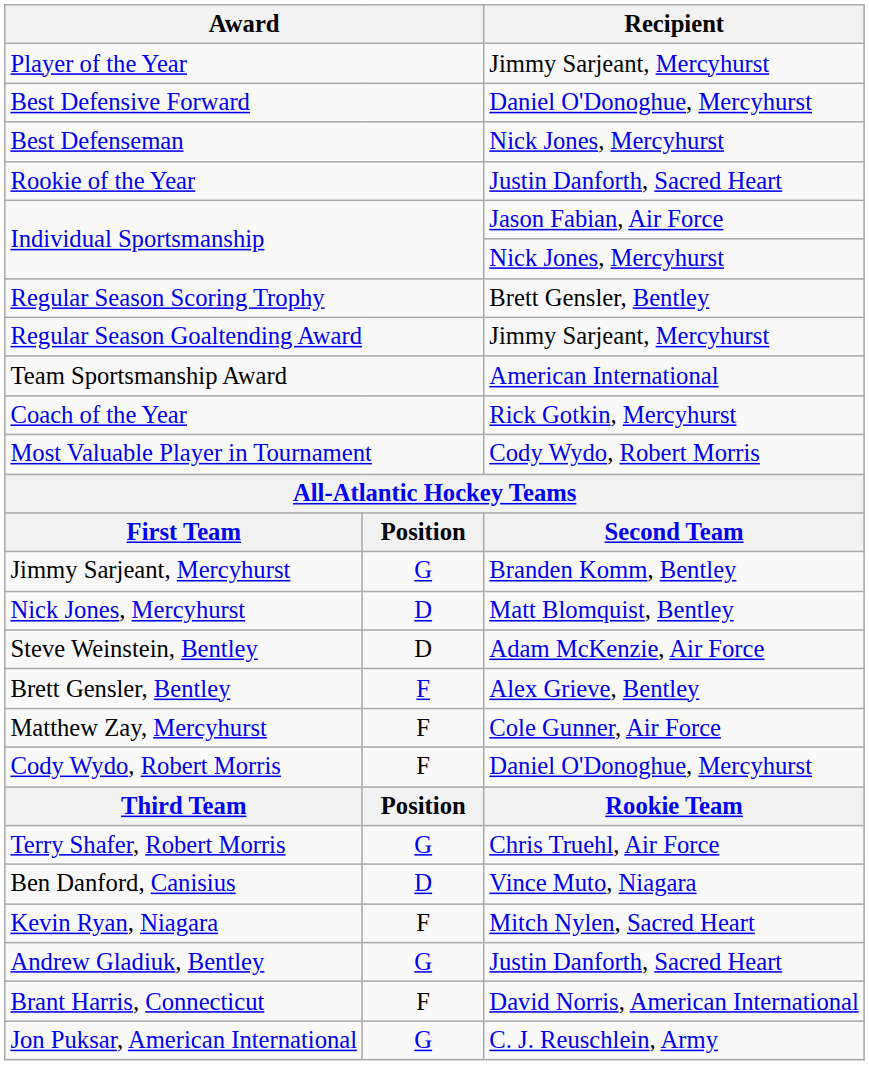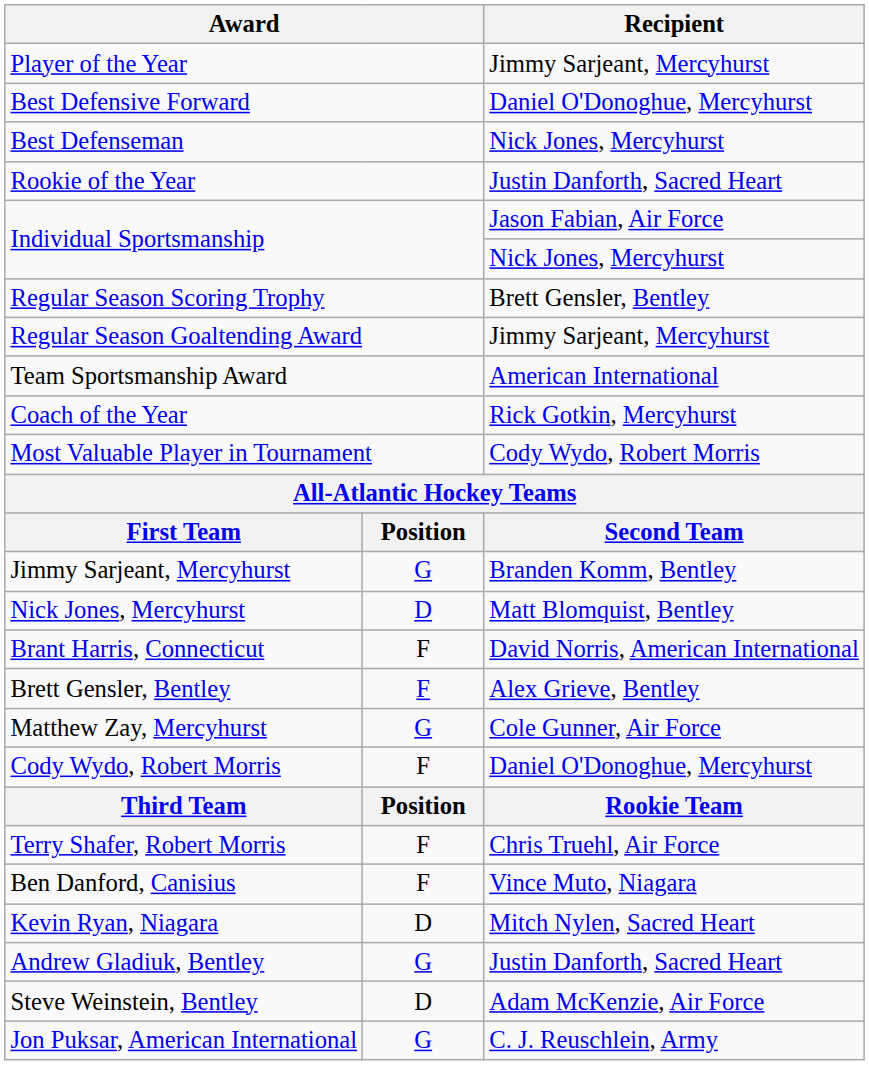rows swapped: (134, 649) <-> (137, 1000)
(423, 727) F -> (423, 727) G
(423, 844) G -> (423, 844) F
(423, 883) D -> (423, 883) F
(423, 922) F -> (423, 922) D
